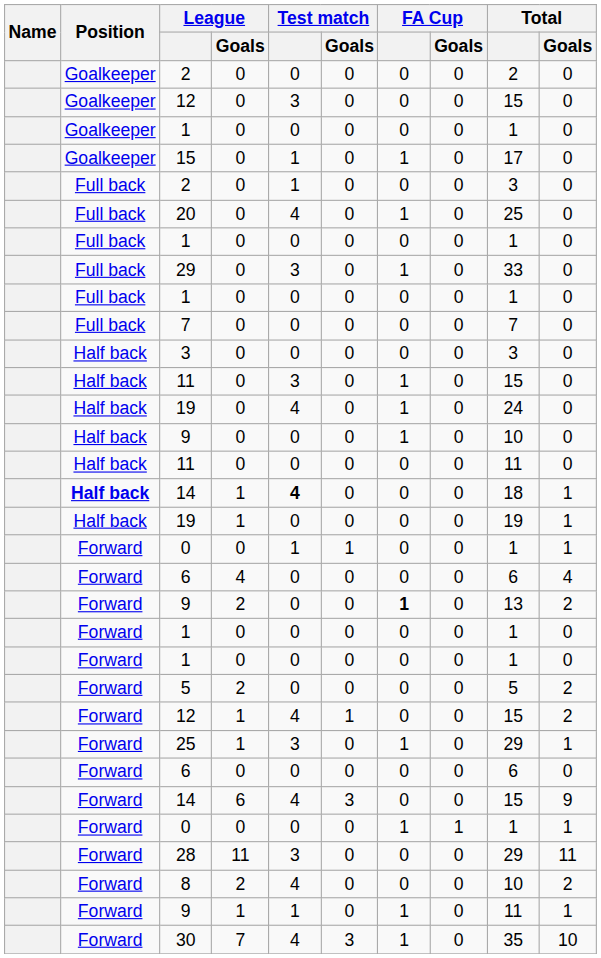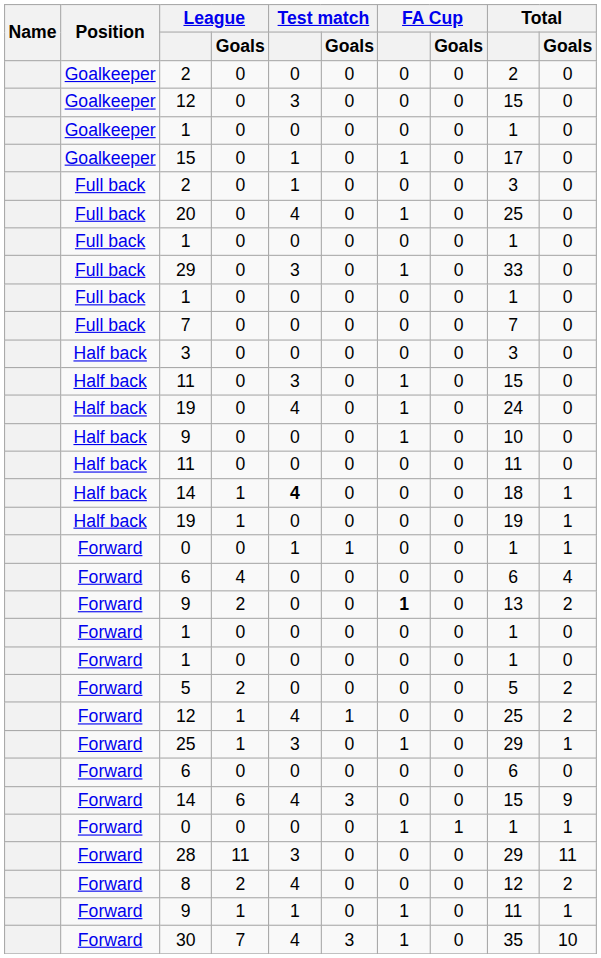(110, 492) bold -> (110, 492) normal
(513, 716) 15 -> (513, 716) 25
(513, 883) 10 -> (513, 883) 12
